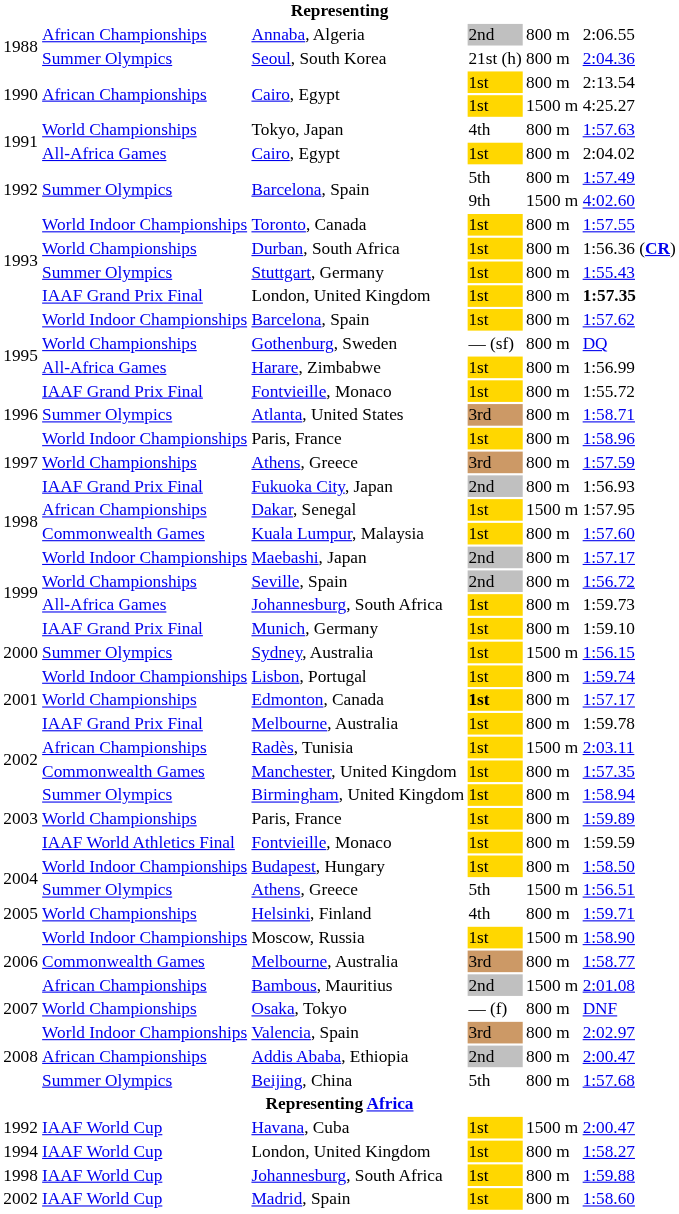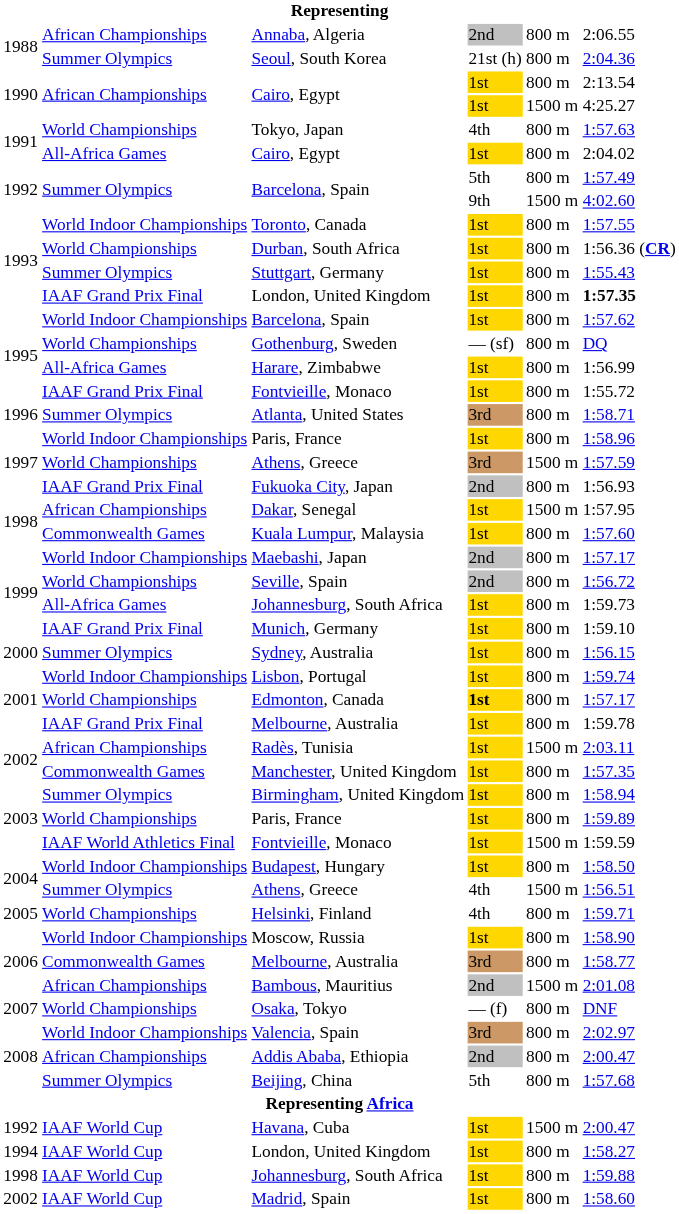(548, 462) 800 m -> (552, 462) 1500 m
(552, 652) 1500 m -> (548, 652) 800 m
(548, 842) 800 m -> (552, 842) 1500 m
(479, 890) 5th -> (479, 890) 4th
(552, 937) 1500 m -> (548, 937) 800 m
